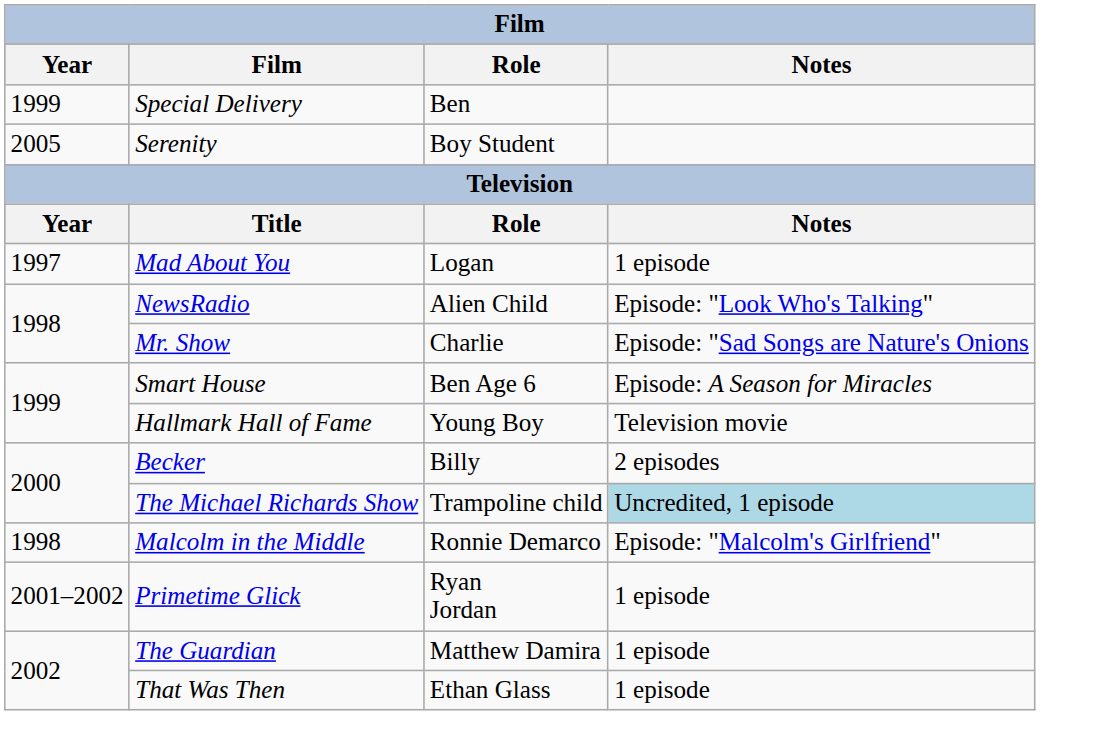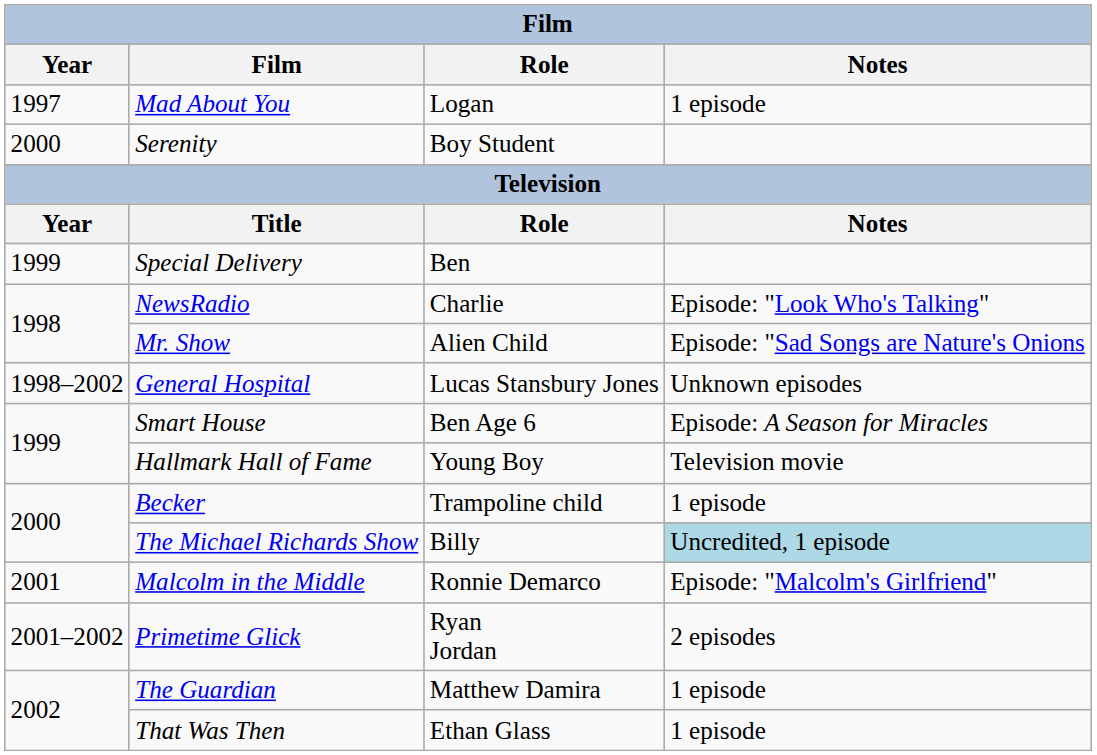rows swapped: (219, 104) <-> (213, 263)
(36, 143) 2005 -> (36, 143) 2000
(489, 303) Alien Child -> (467, 303) Charlie
(467, 343) Charlie -> (489, 343) Alien Child
+ row: (223, 382)
(455, 462) Billy -> (516, 502) Trampoline child
(667, 462) 2 episodes -> (718, 502) 1 episode
(516, 502) Trampoline child -> (455, 542) Billy
(36, 542) 1998 -> (36, 582) 2001
(662, 596) 1 episode -> (723, 636) 2 episodes
